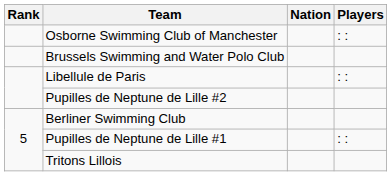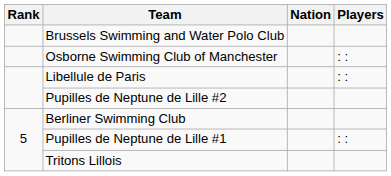rows swapped: (162, 35) <-> (165, 56)
